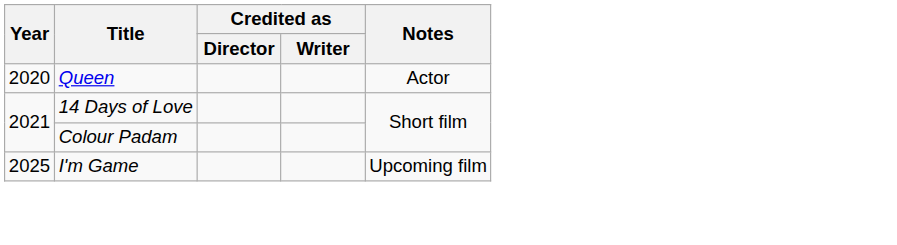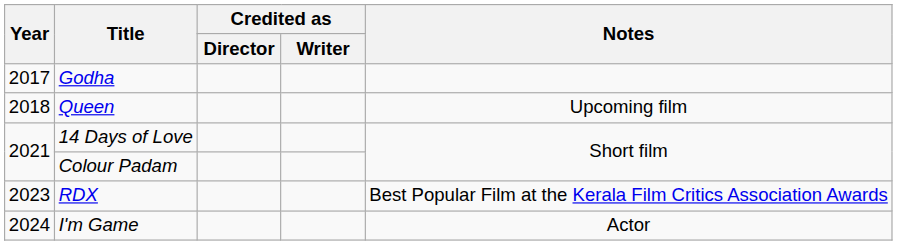+ row: (87, 78)
(30, 78) 2020 -> (30, 107) 2018
(428, 78) Actor -> (629, 107) Upcoming film
+ row: (78, 195)
(30, 166) 2025 -> (30, 225) 2024
(428, 166) Upcoming film -> (629, 225) Actor
